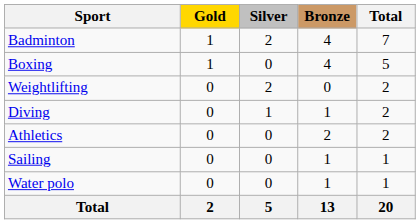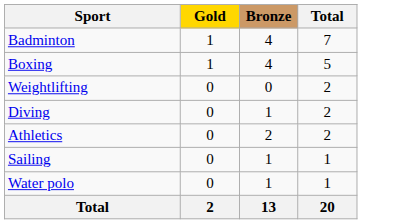- column: (269, 16)
